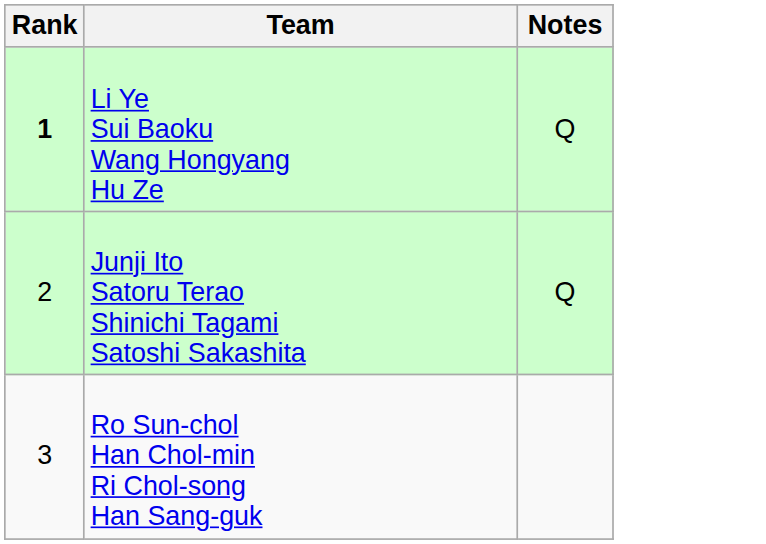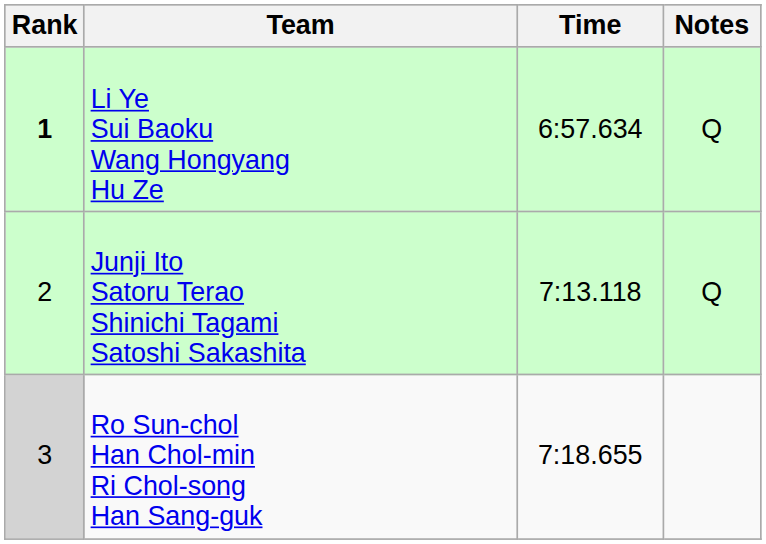+ column: (590, 25)
(45, 456) no background -> (45, 456) lightgrey background
